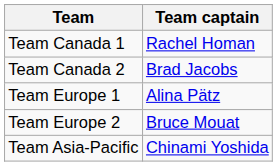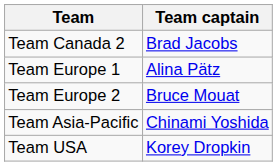- row: (66, 43)
+ row: (48, 148)
